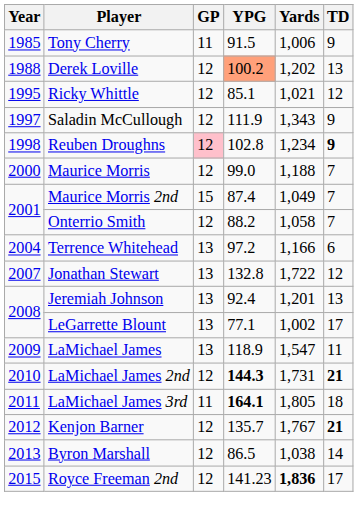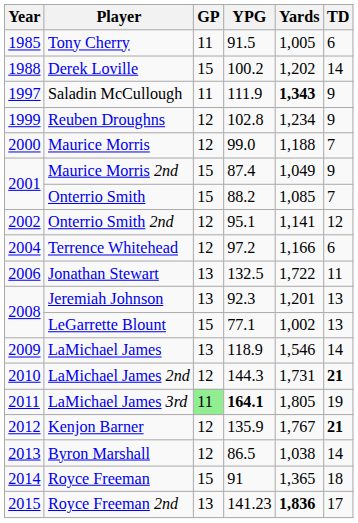(297, 42) 1,006 -> (297, 42) 1,005
(331, 42) 9 -> (331, 42) 6
(205, 68) 12 -> (205, 68) 15
(245, 68) lightsalmon background -> (245, 68) no background
(335, 68) 13 -> (335, 68) 14
- row: (93, 94)
(205, 119) 12 -> (205, 94) 11
(297, 119) normal -> (297, 94) bold
(24, 145) 1998 -> (24, 119) 1999
(205, 145) pink background -> (205, 119) no background
(331, 145) bold -> (331, 119) normal
(331, 196) 7 -> (331, 171) 9
(205, 222) 12 -> (205, 196) 15
(297, 222) 1,058 -> (297, 196) 1,085
+ row: (111, 222)
(205, 247) 13 -> (205, 247) 12
(24, 273) 2007 -> (24, 273) 2006
(245, 273) 132.8 -> (245, 273) 132.5
(335, 273) 12 -> (335, 273) 11
(241, 299) 92.4 -> (241, 299) 92.3
(205, 324) 13 -> (205, 324) 15
(335, 324) 17 -> (335, 324) 13
(297, 350) 1,547 -> (297, 350) 1,546
(335, 350) 11 -> (335, 350) 14
(245, 376) bold -> (245, 376) normal
(205, 401) no background -> (205, 401) lightgreen background
(335, 401) 18 -> (335, 401) 19
(245, 427) 135.7 -> (245, 427) 135.9
+ row: (99, 478)
(205, 478) 12 -> (205, 504) 13
